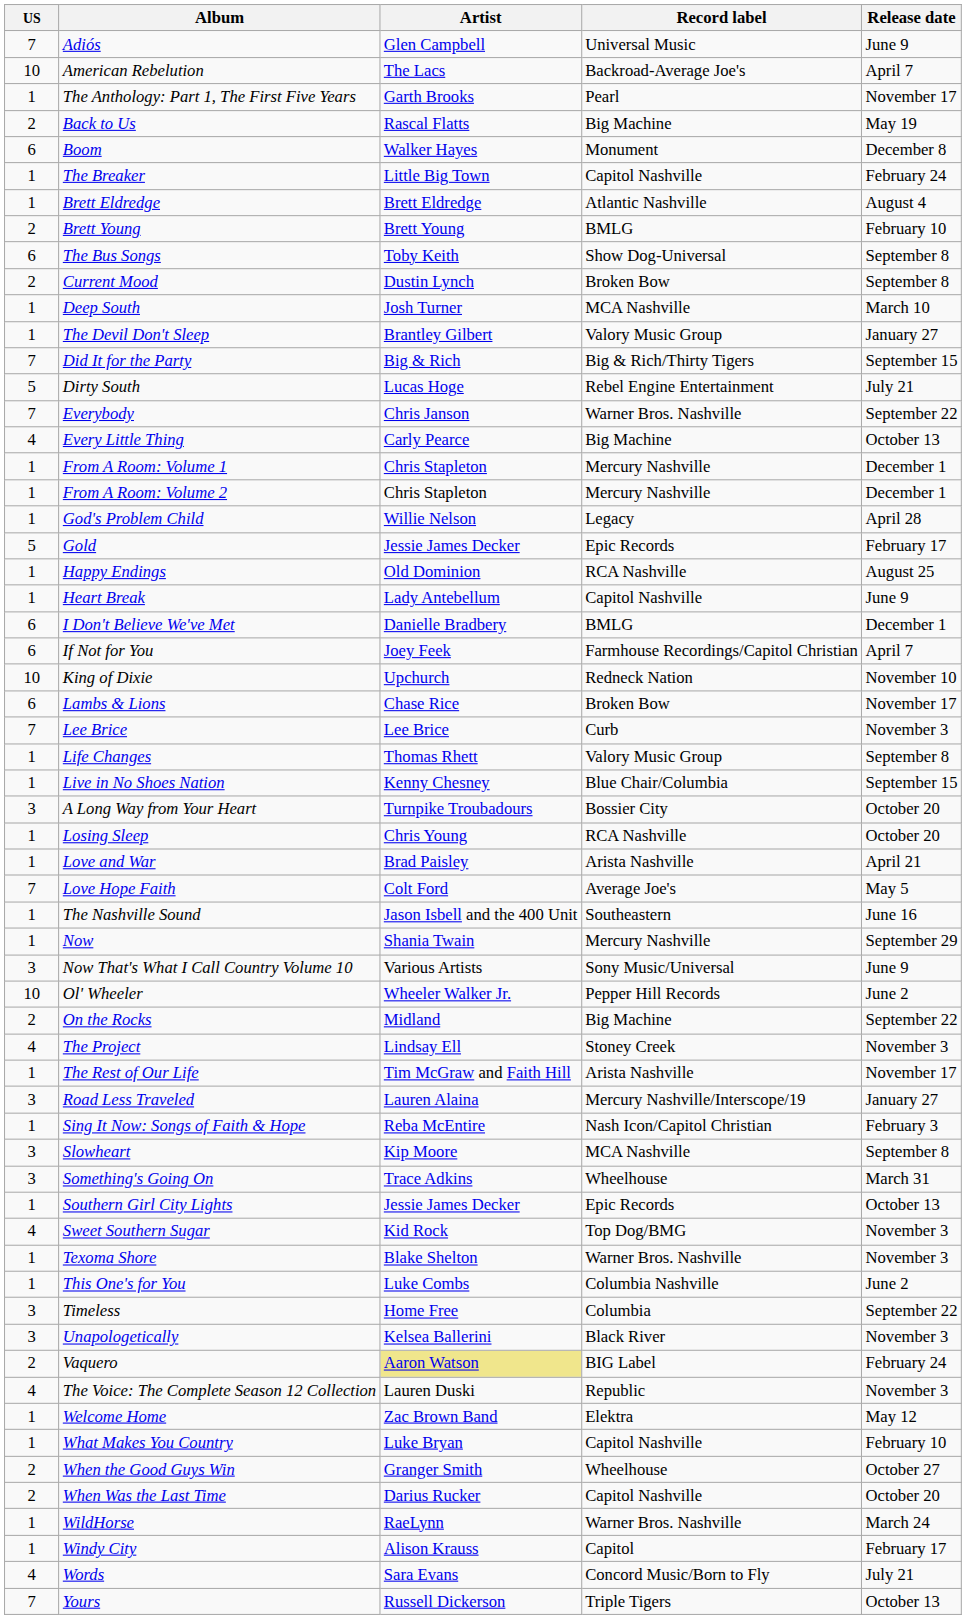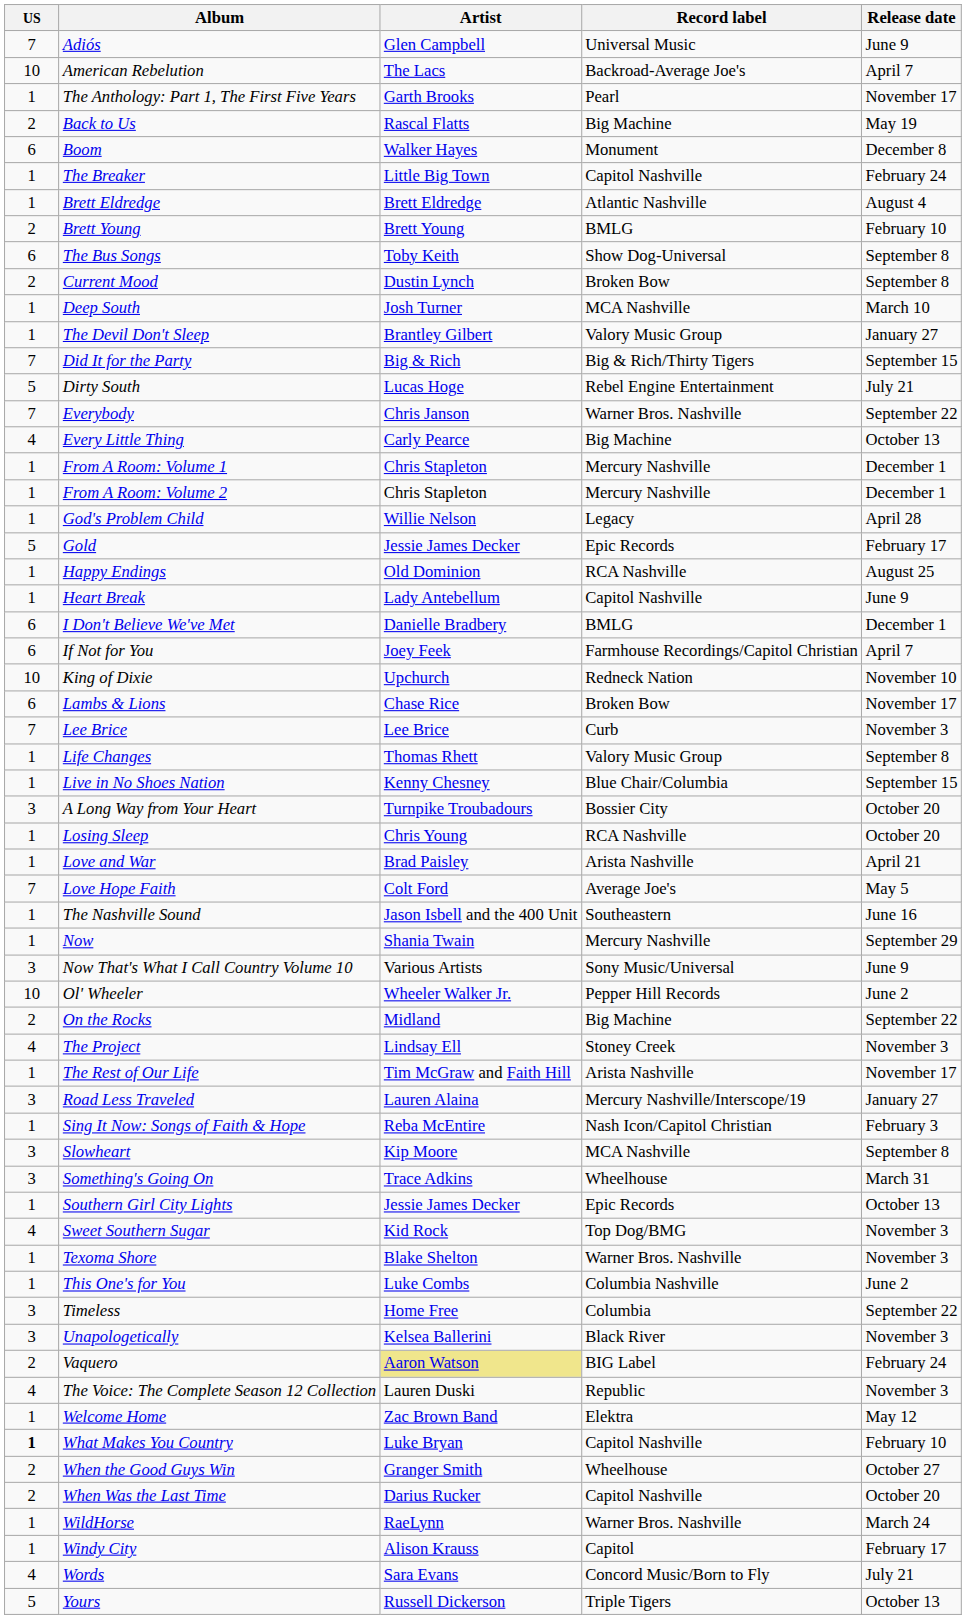(32, 1442) normal -> (32, 1442) bold
(32, 1601) 7 -> (32, 1601) 5
